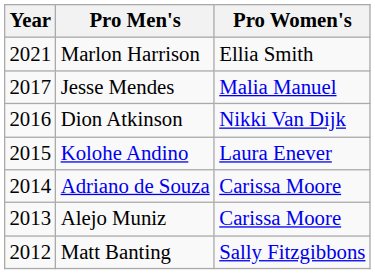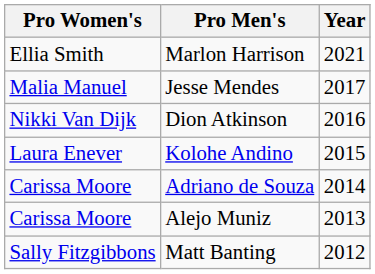columns swapped: (30, 20) <-> (292, 20)
